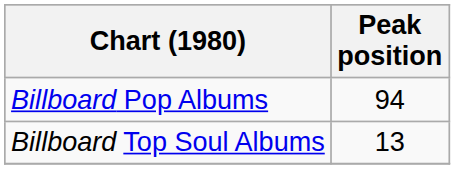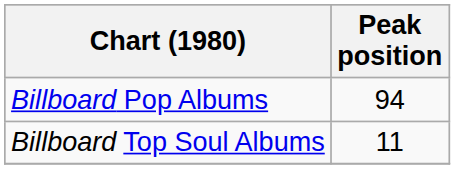(390, 142) 13 -> (390, 142) 11
